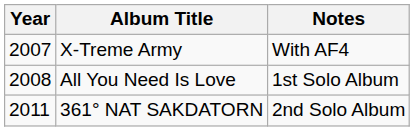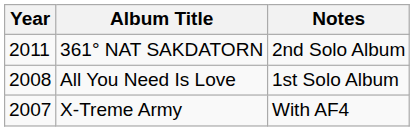rows swapped: (121, 49) <-> (162, 110)
